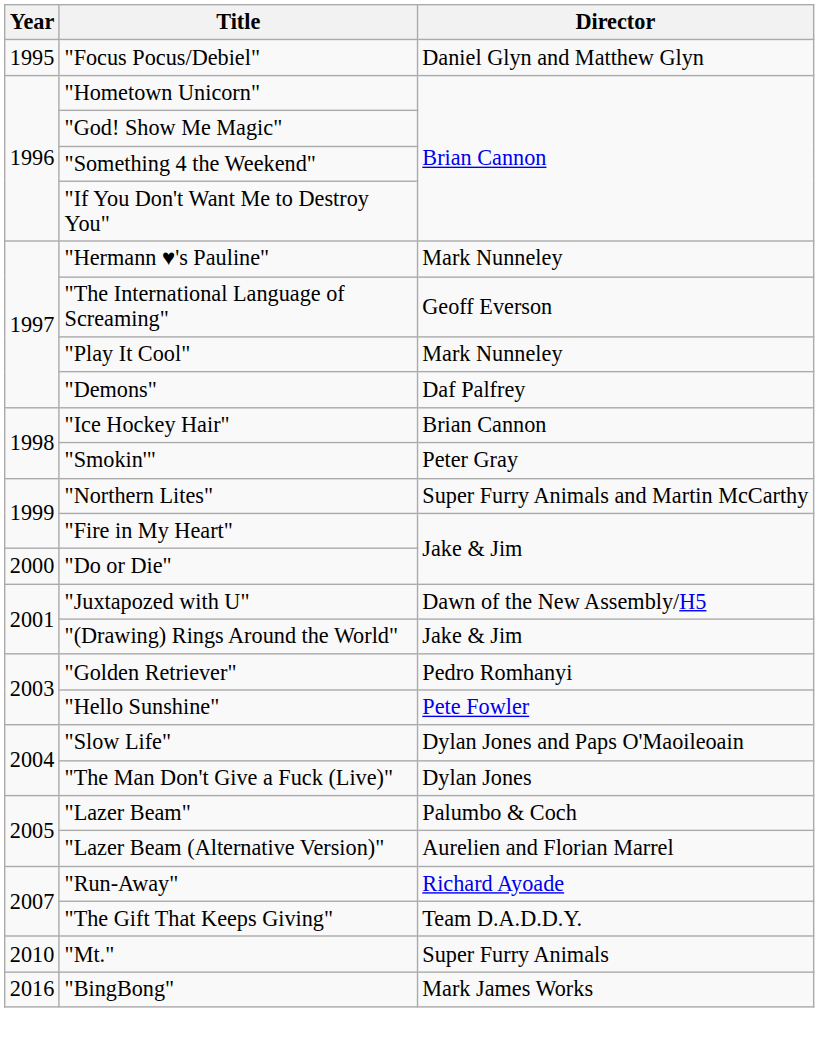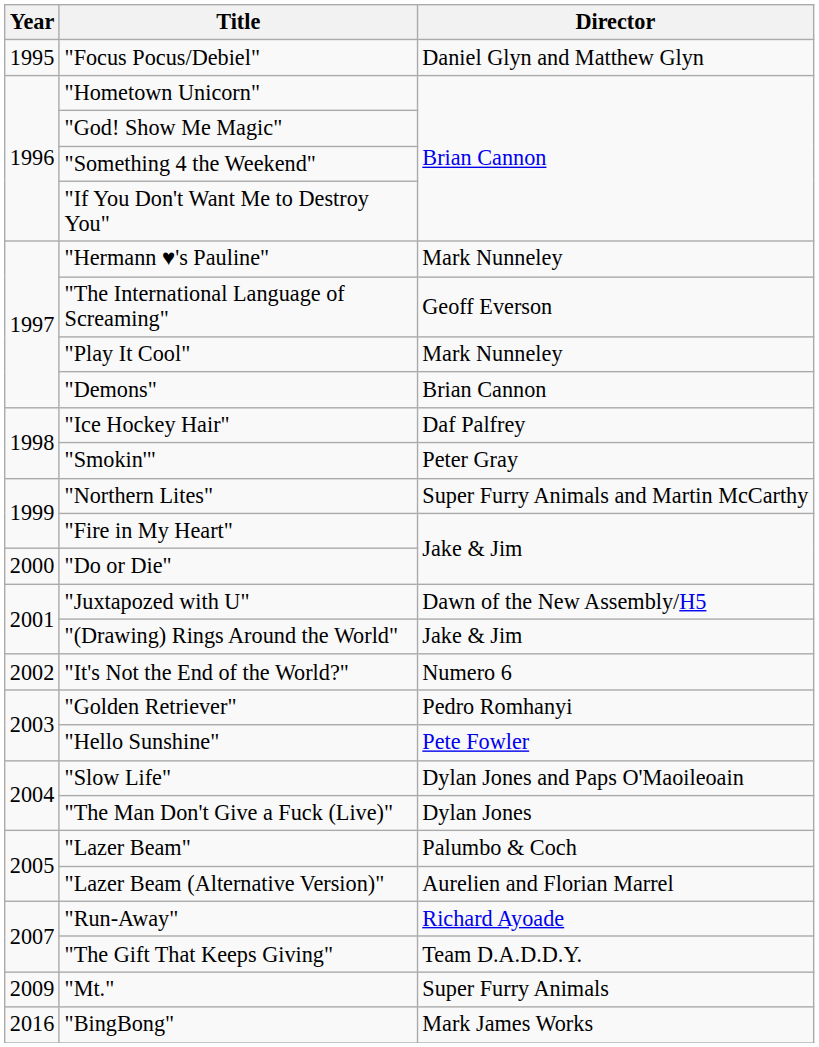(474, 389) Daf Palfrey -> (484, 389) Brian Cannon
(484, 424) Brian Cannon -> (474, 424) Daf Palfrey
+ row: (207, 671)
(32, 953) 2010 -> (32, 989) 2009
